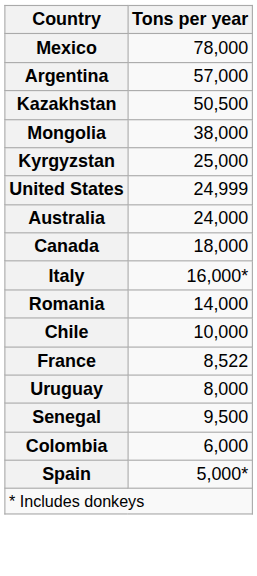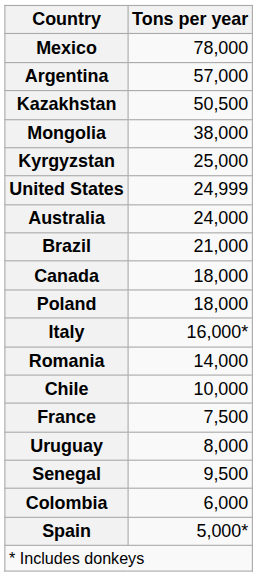+ row: (67, 246)
+ row: (67, 303)
(226, 360) 8,522 -> (226, 417) 7,500
